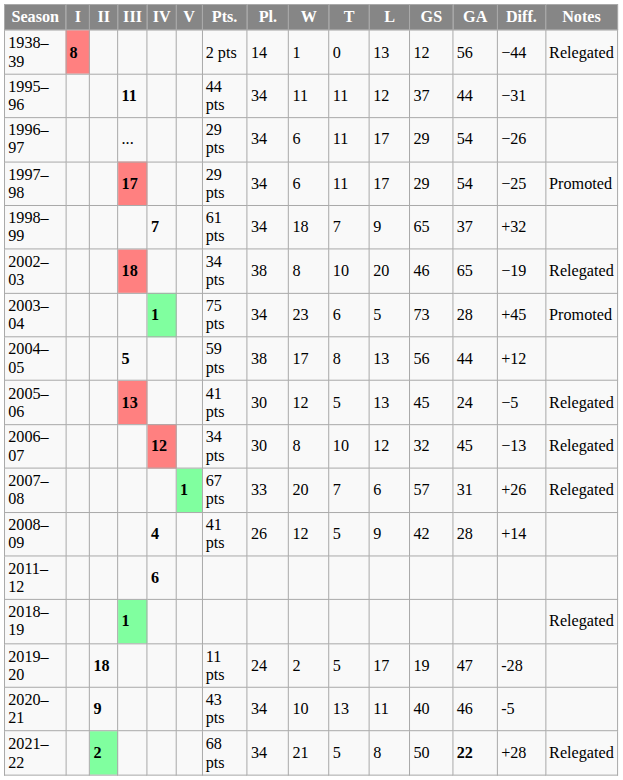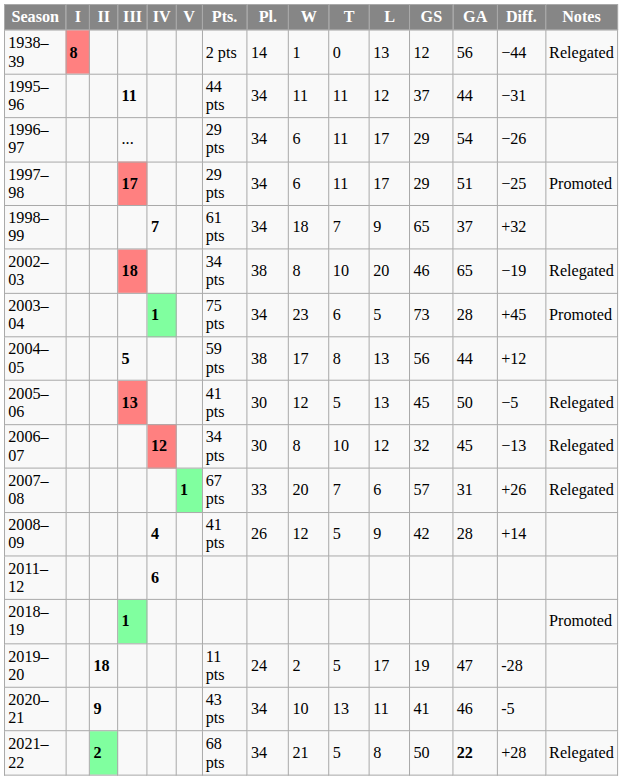(465, 183) 54 -> (465, 183) 51
(465, 402) 24 -> (465, 402) 50
(581, 621) Relegated -> (581, 621) Promoted
(422, 709) 40 -> (422, 709) 41
